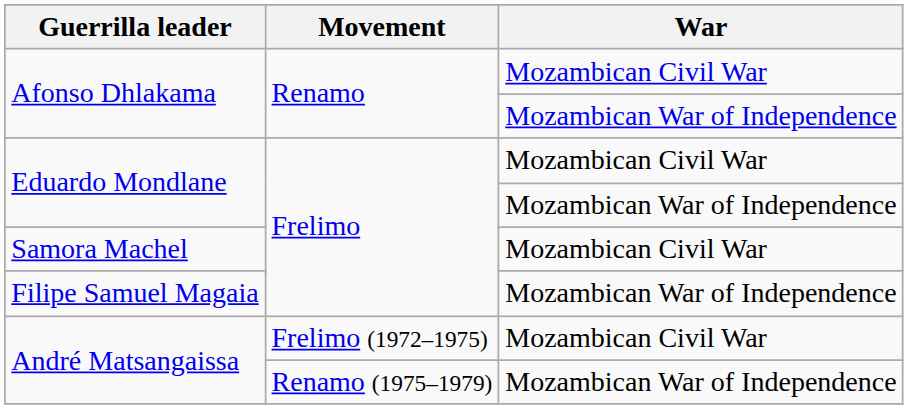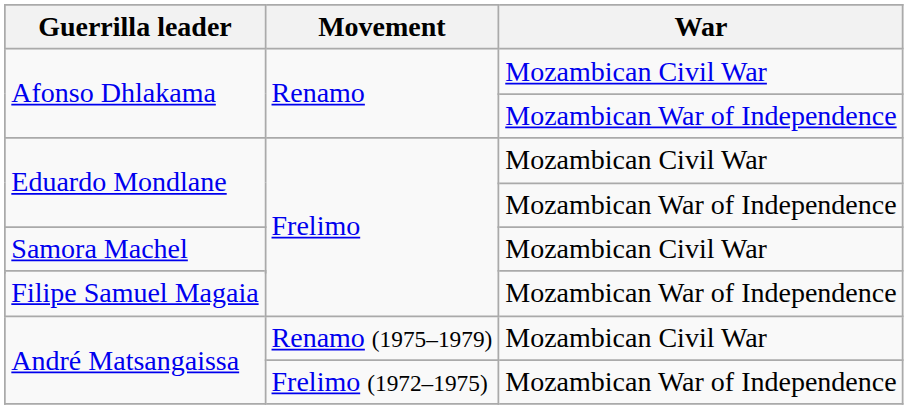(380, 337) Frelimo (1972–1975) -> (382, 337) Renamo (1975–1979)
(382, 381) Renamo (1975–1979) -> (380, 381) Frelimo (1972–1975)
